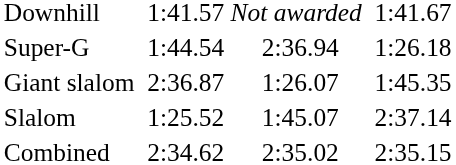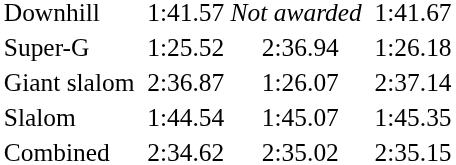(186, 47) 1:44.54 -> (186, 47) 1:25.52
(413, 82) 1:45.35 -> (413, 82) 2:37.14
(186, 117) 1:25.52 -> (186, 117) 1:44.54
(413, 117) 2:37.14 -> (413, 117) 1:45.35
